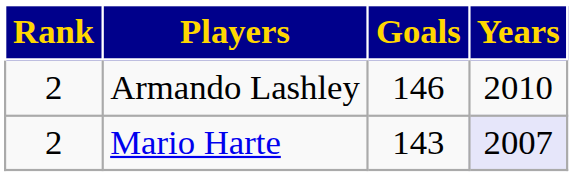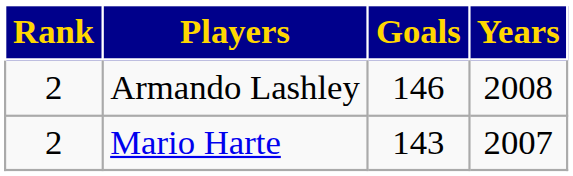(518, 87) 2010 -> (518, 87) 2008
(518, 142) lavender background -> (518, 142) no background
